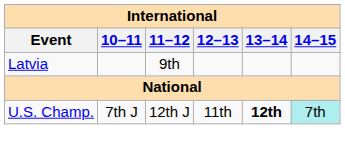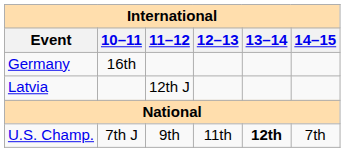+ row: (39, 64)
(169, 64) 9th -> (169, 87) 12th J
(169, 111) 12th J -> (169, 135) 9th
(315, 111) paleturquoise background -> (315, 135) no background
